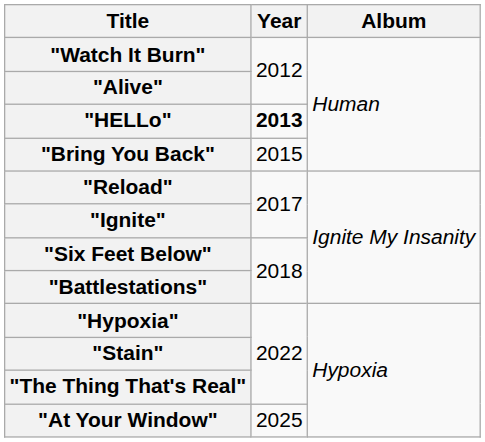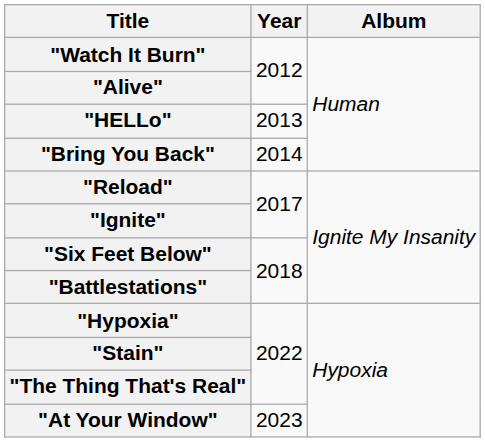(279, 120) bold -> (279, 120) normal
(279, 154) 2015 -> (279, 154) 2014
(279, 420) 2025 -> (279, 420) 2023
